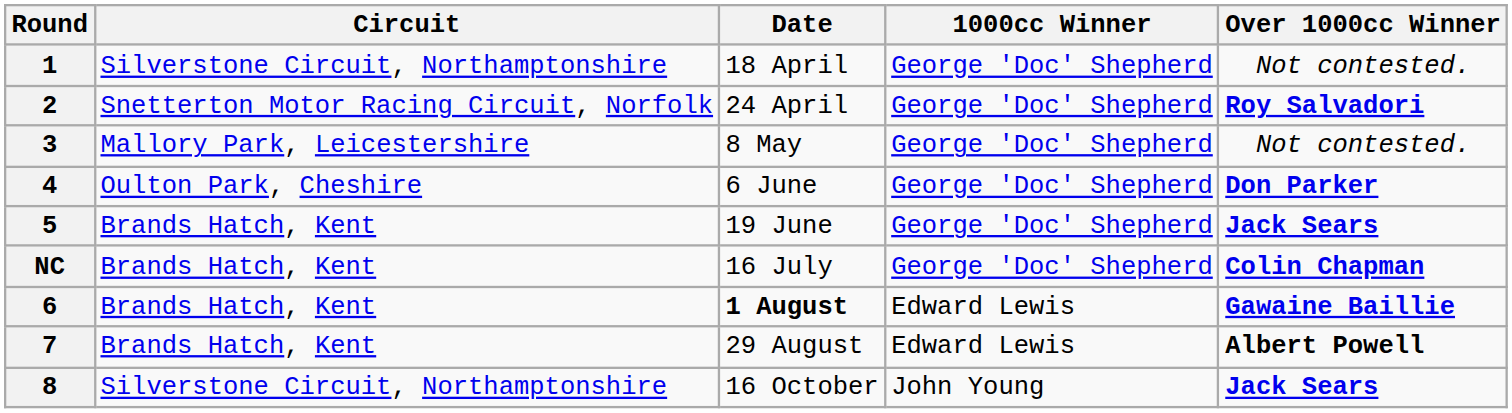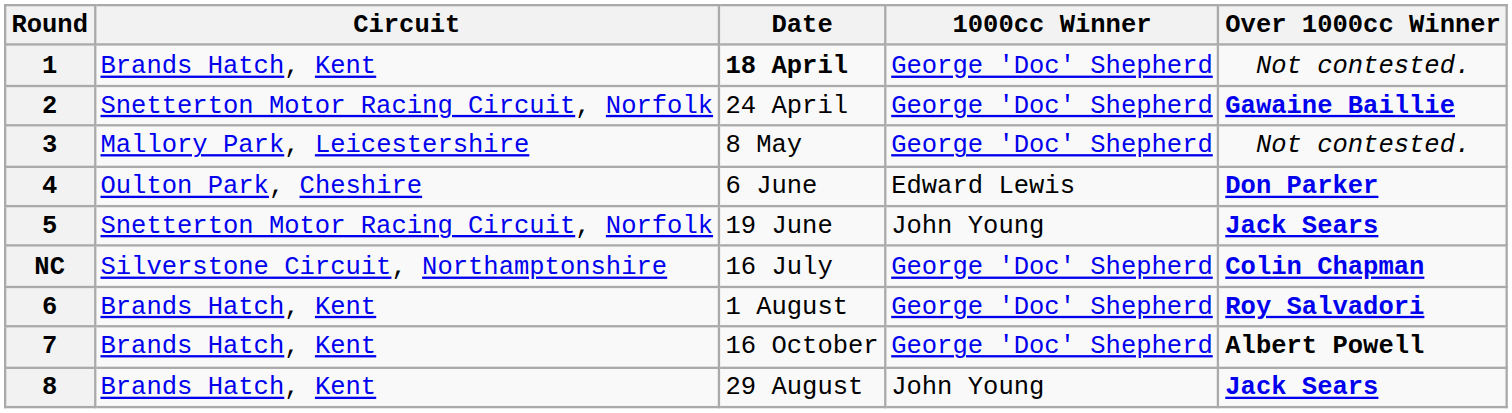(384, 66) Silverstone Circuit, Northamptonshire -> (238, 66) Brands Hatch, Kent
(787, 66) normal -> (787, 66) bold
(1325, 106) Roy Salvadori -> (1340, 106) Gawaine Baillie
(1052, 186) George 'Doc' Shepherd -> (983, 186) Edward Lewis
(238, 226) Brands Hatch, Kent -> (407, 226) Snetterton Motor Racing Circuit, Norfolk
(1052, 226) George 'Doc' Shepherd -> (968, 226) John Young
(238, 267) Brands Hatch, Kent -> (384, 267) Silverstone Circuit, Northamptonshire
(787, 307) bold -> (787, 307) normal
(983, 307) Edward Lewis -> (1052, 307) George 'Doc' Shepherd
(1340, 307) Gawaine Baillie -> (1325, 307) Roy Salvadori
(794, 347) 29 August -> (802, 347) 16 October
(983, 347) Edward Lewis -> (1052, 347) George 'Doc' Shepherd
(384, 387) Silverstone Circuit, Northamptonshire -> (238, 387) Brands Hatch, Kent
(802, 387) 16 October -> (794, 387) 29 August
